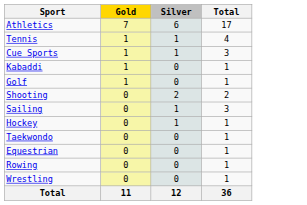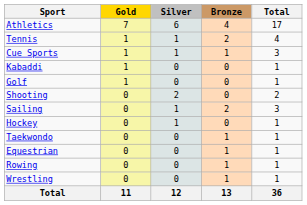+ column: (227, 11)
